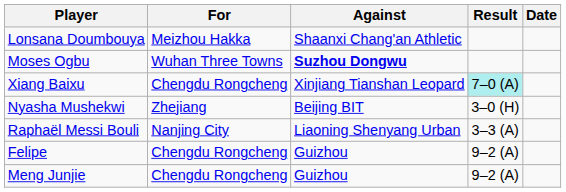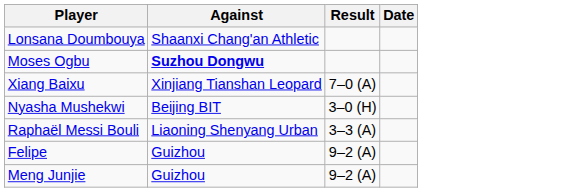- column: (219, 15)
(495, 84) paleturquoise background -> (352, 84) no background
